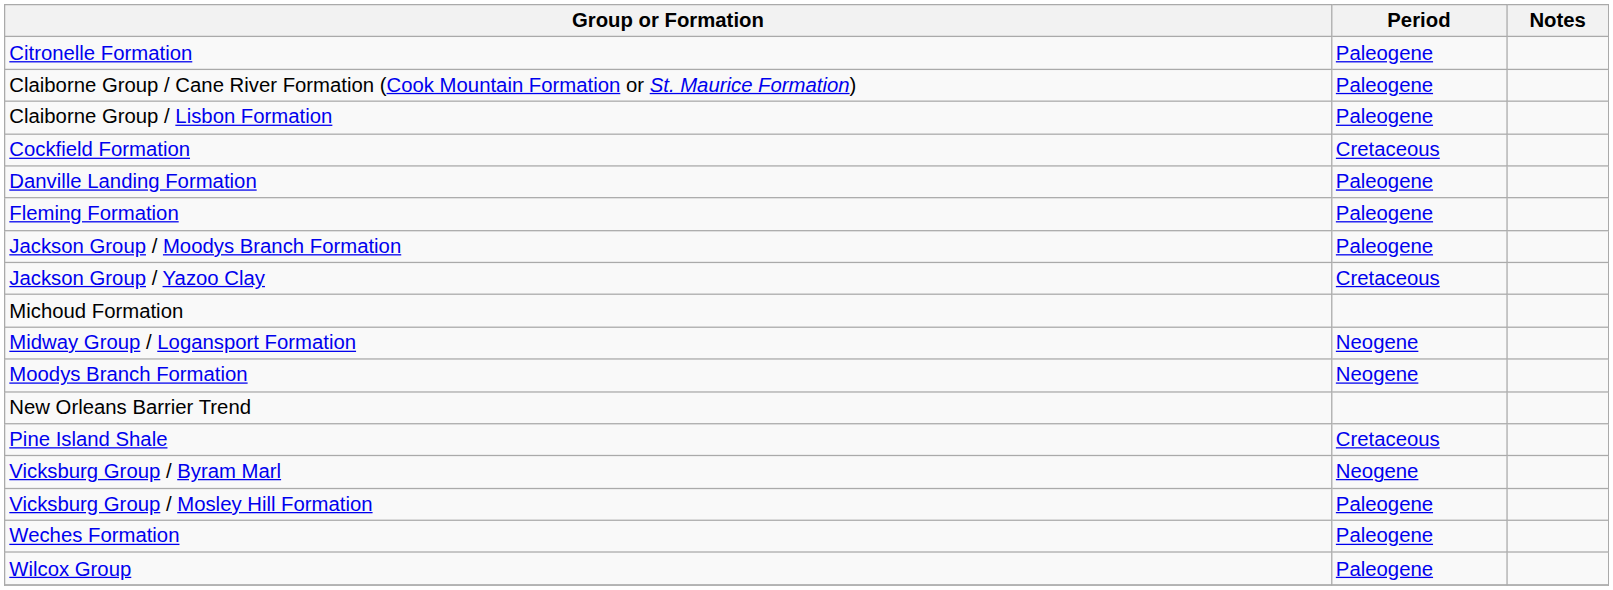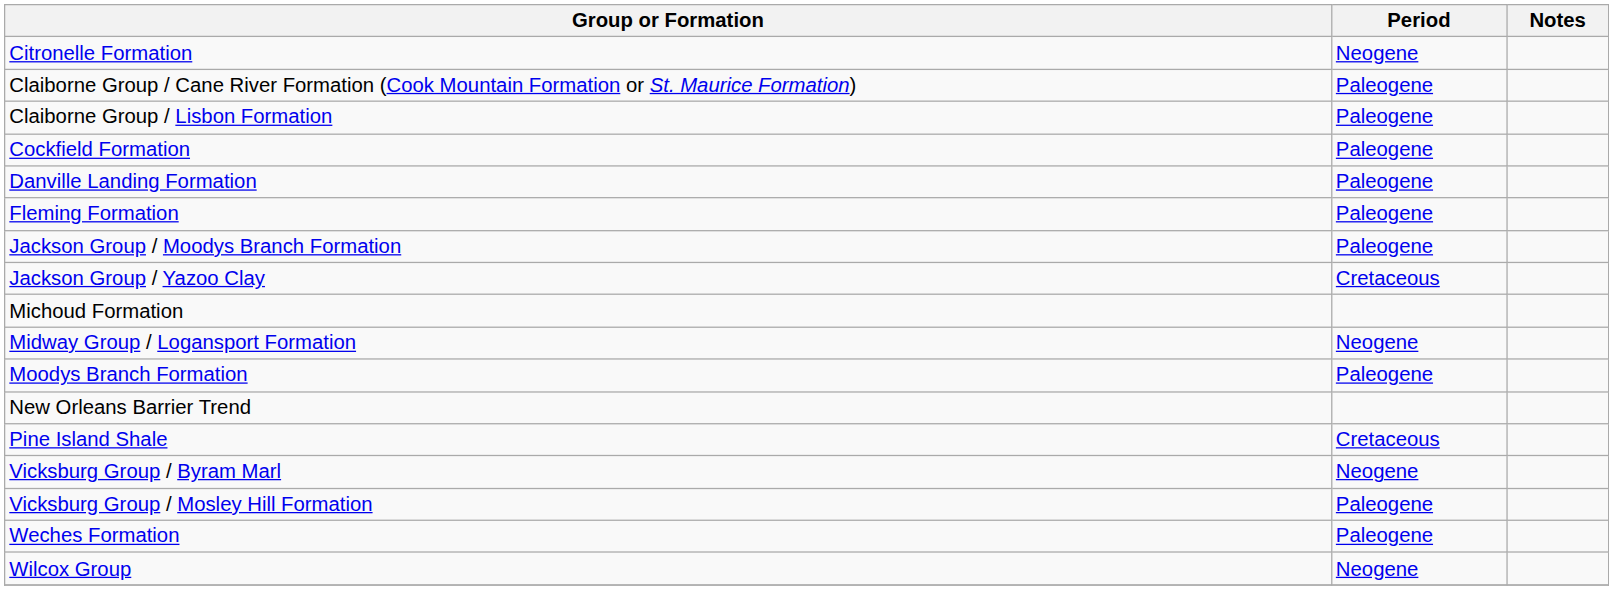(1384, 52) Paleogene -> (1377, 52) Neogene
(1388, 149) Cretaceous -> (1384, 149) Paleogene
(1377, 375) Neogene -> (1384, 375) Paleogene
(1384, 568) Paleogene -> (1377, 568) Neogene
